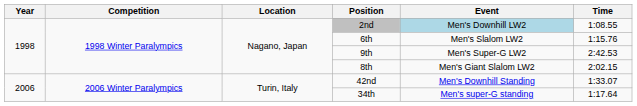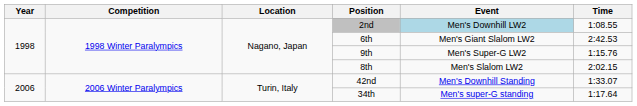(487, 39) Men's Slalom LW2 -> (487, 39) Men's Giant Slalom LW2
(603, 39) 1:15.76 -> (603, 39) 2:42.53
(603, 53) 2:42.53 -> (603, 53) 1:15.76
(487, 67) Men's Giant Slalom LW2 -> (487, 67) Men's Slalom LW2
